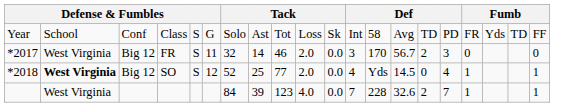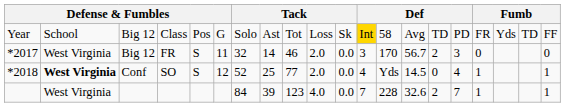(134, 33) Conf -> (138, 33) Big 12
(196, 33) S -> (202, 33) Pos
(356, 33) no background -> (366, 33) gold background
(138, 72) Big 12 -> (134, 72) Conf
